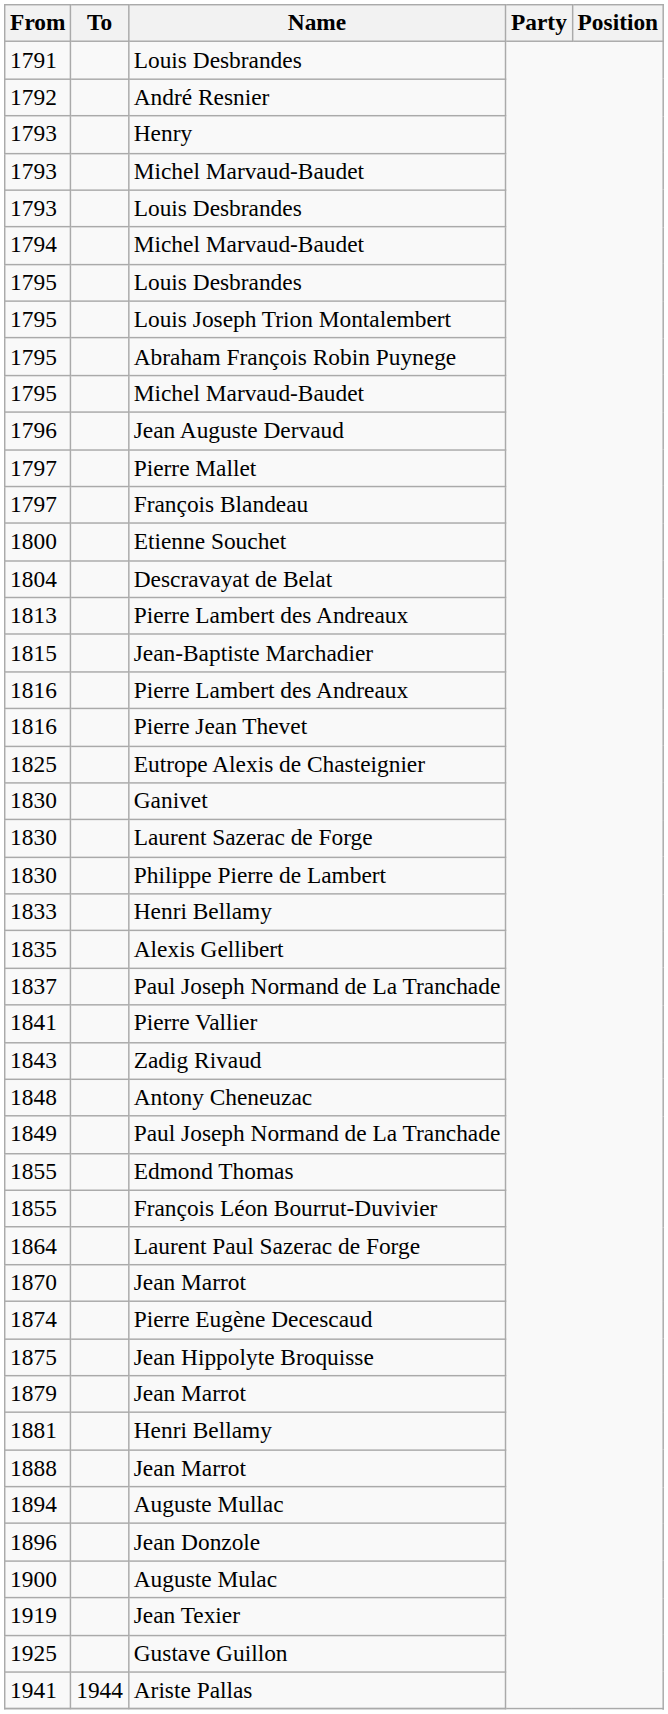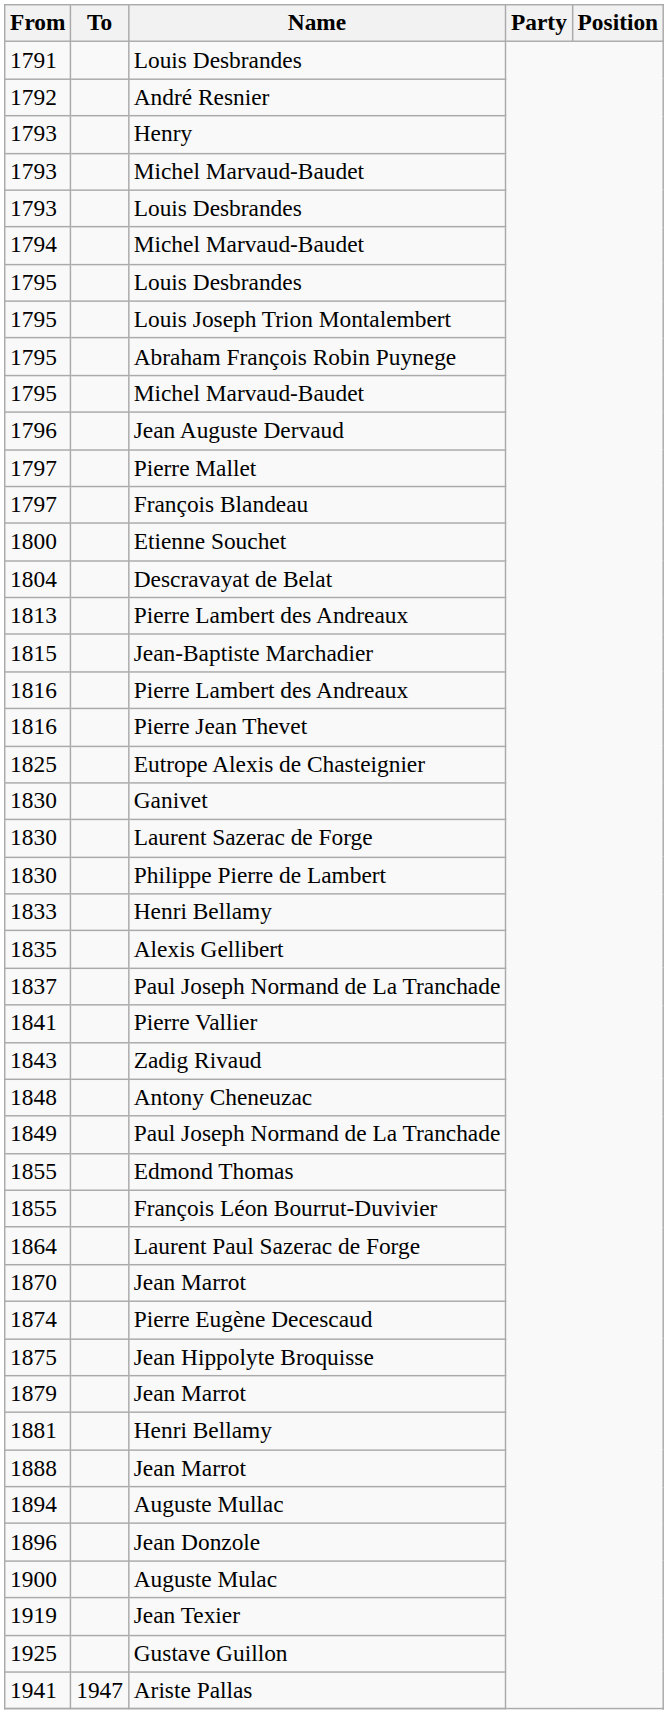(100, 1690) 1944 -> (100, 1690) 1947
